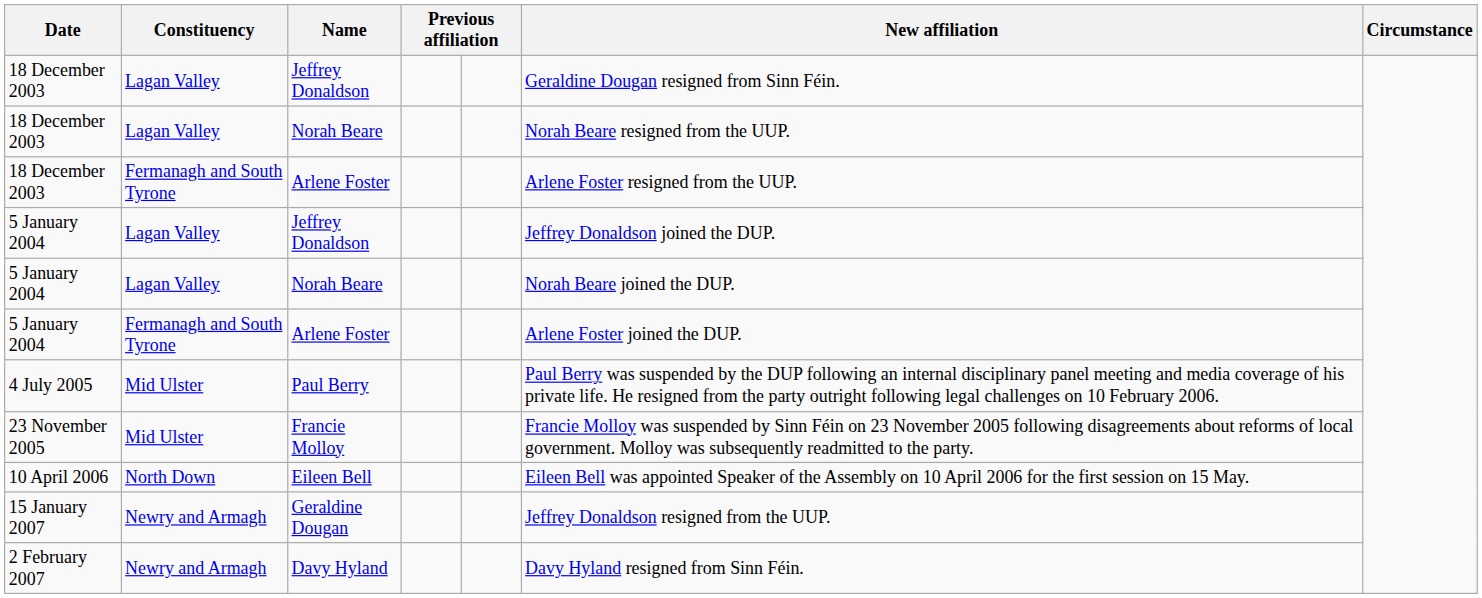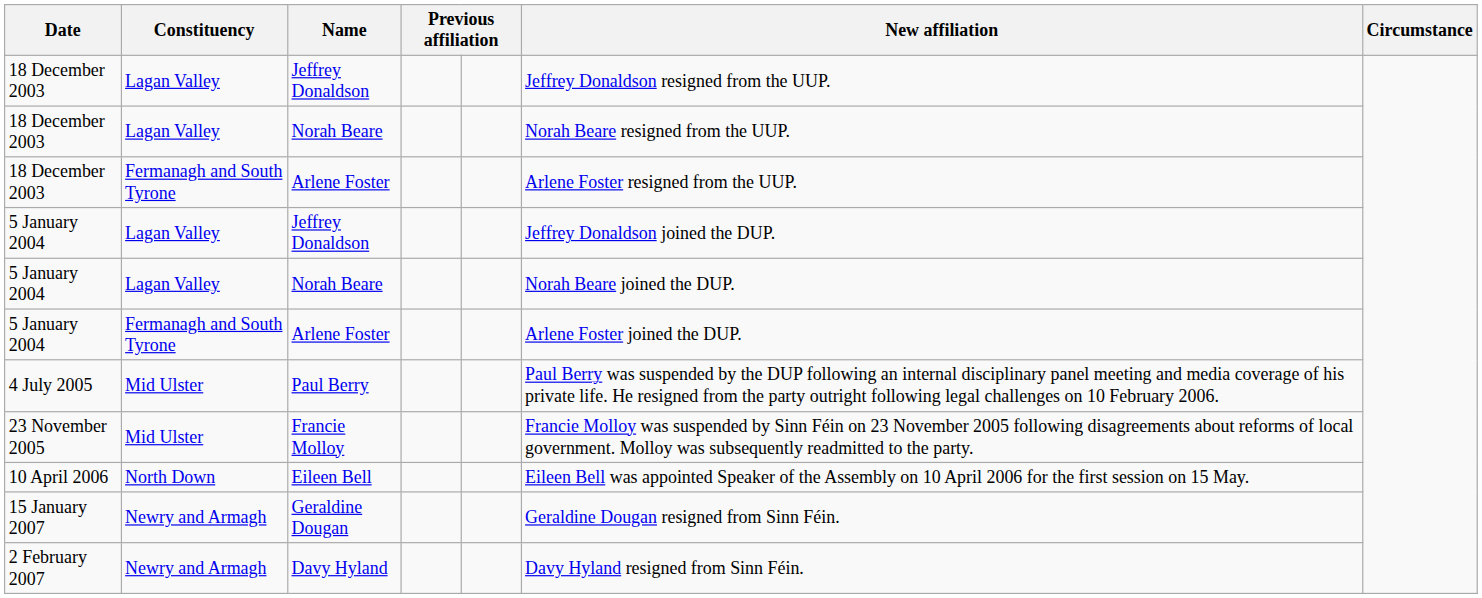(682, 80) Geraldine Dougan resigned from Sinn Féin. -> (678, 80) Jeffrey Donaldson resigned from the UUP.
(678, 516) Jeffrey Donaldson resigned from the UUP. -> (682, 516) Geraldine Dougan resigned from Sinn Féin.
